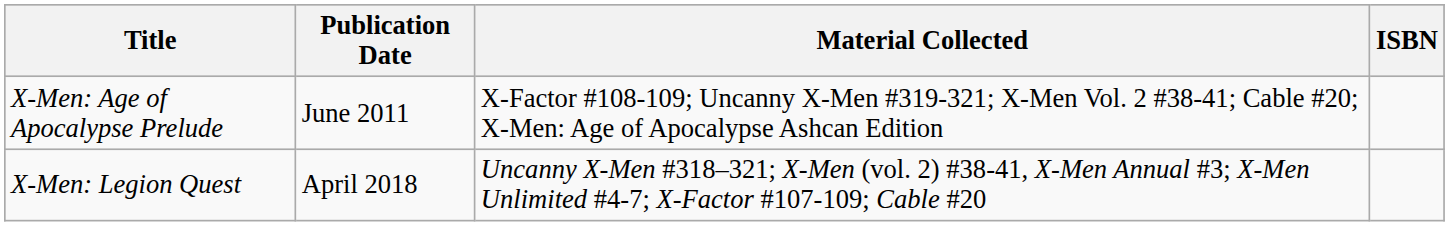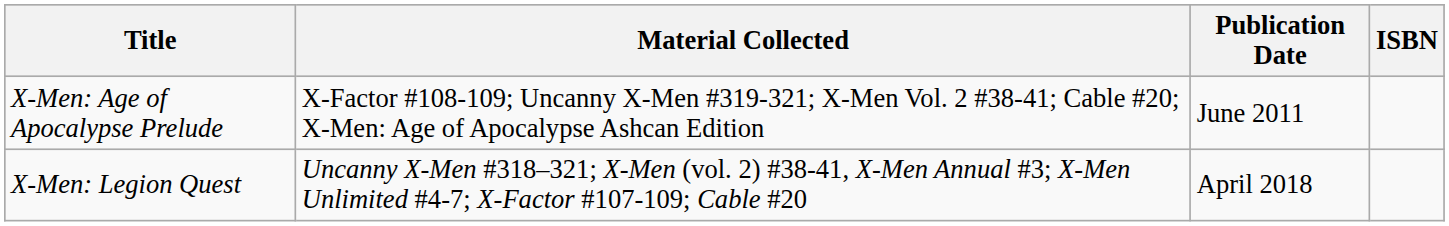columns swapped: (922, 40) <-> (385, 40)
